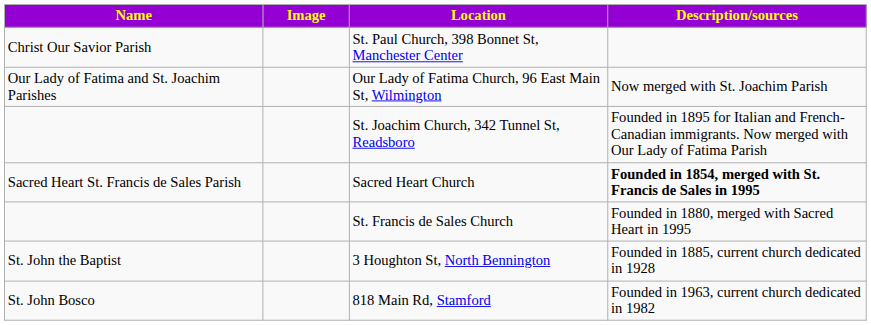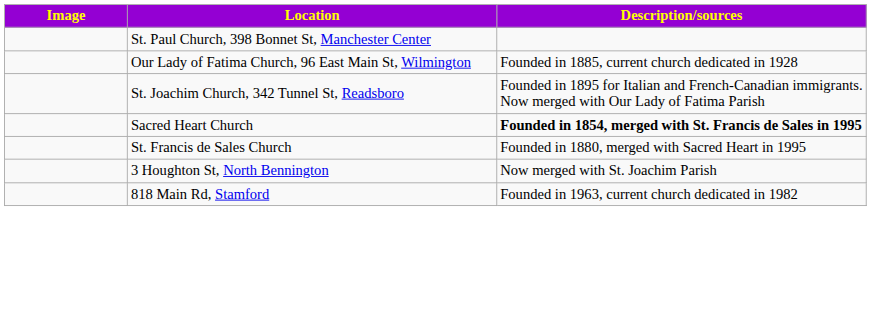- column: (134, 16)
(719, 86) Now merged with St. Joachim Parish -> (649, 62) Founded in 1885, current church dedicated in 1928
(736, 261) Founded in 1885, current church dedicated in 1928 -> (608, 170) Now merged with St. Joachim Parish
